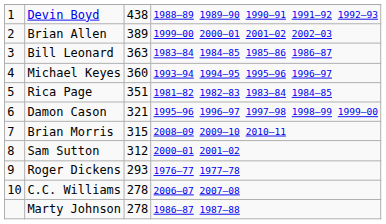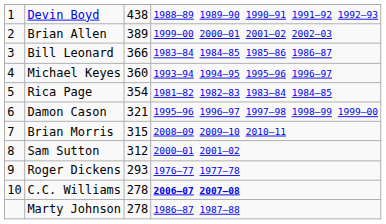(138, 53) 363 -> (138, 53) 366
(138, 92) 351 -> (138, 92) 354
(197, 190) normal -> (197, 190) bold
